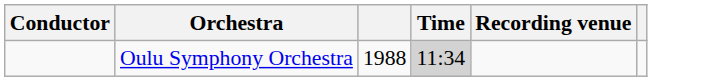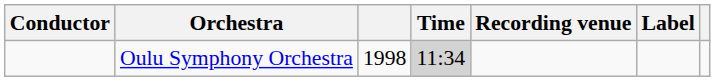+ column: (668, 22)
(385, 58) 1988 -> (385, 58) 1998
